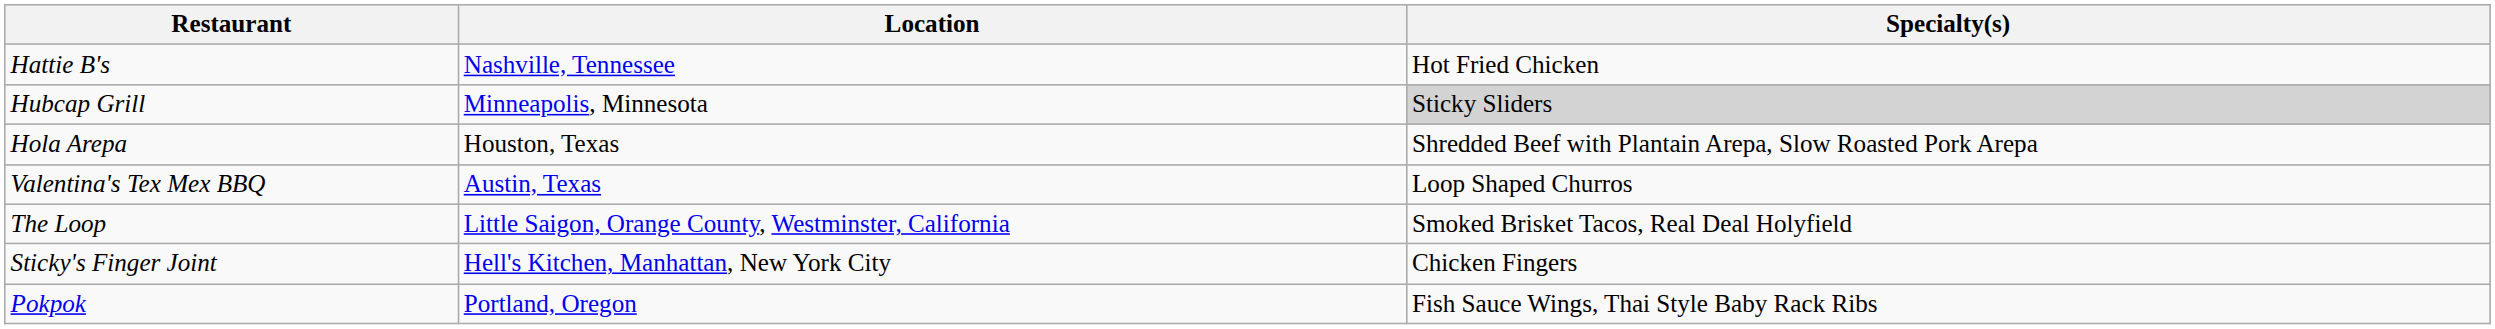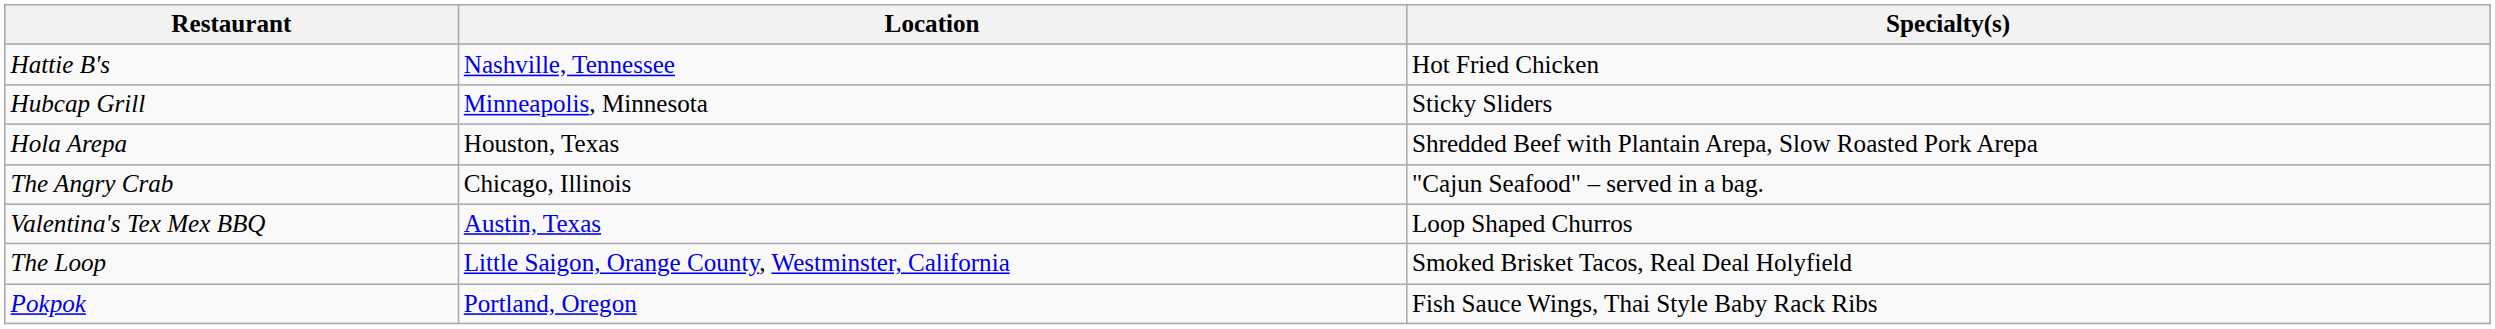(1482, 104) lightgrey background -> (1482, 104) no background
+ row: (92, 183)
- row: (114, 263)
